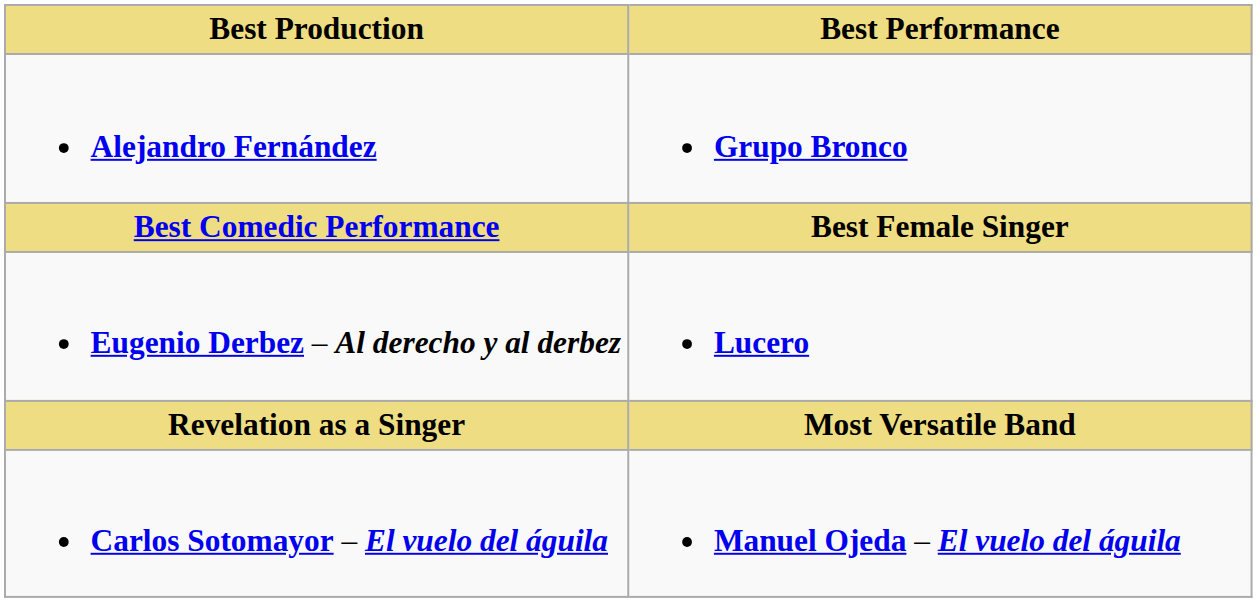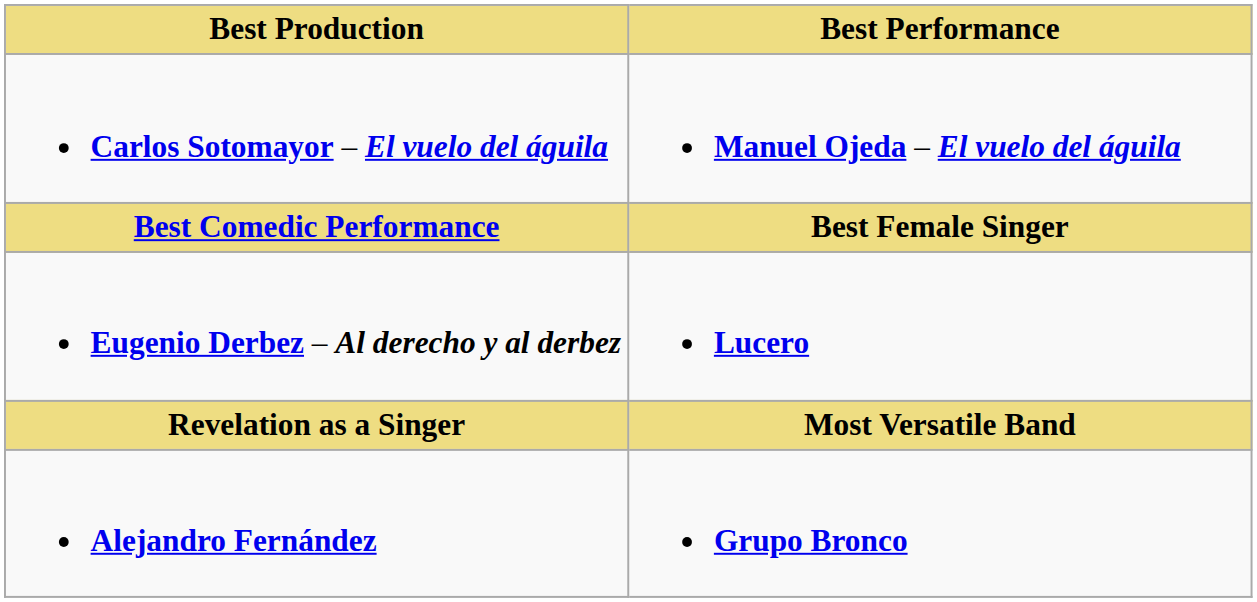rows swapped: (317, 541) <-> (317, 146)
